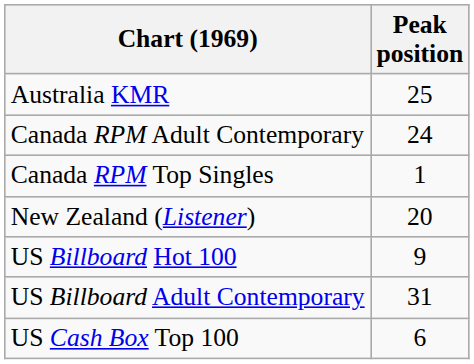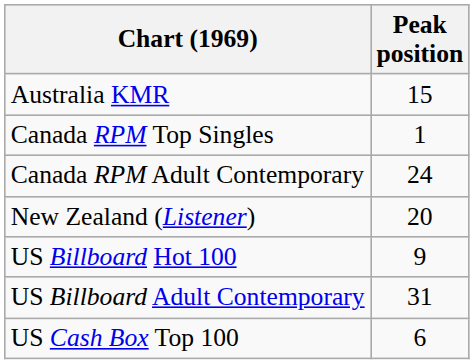(420, 94) 25 -> (420, 94) 15
rows swapped: (142, 175) <-> (187, 134)
